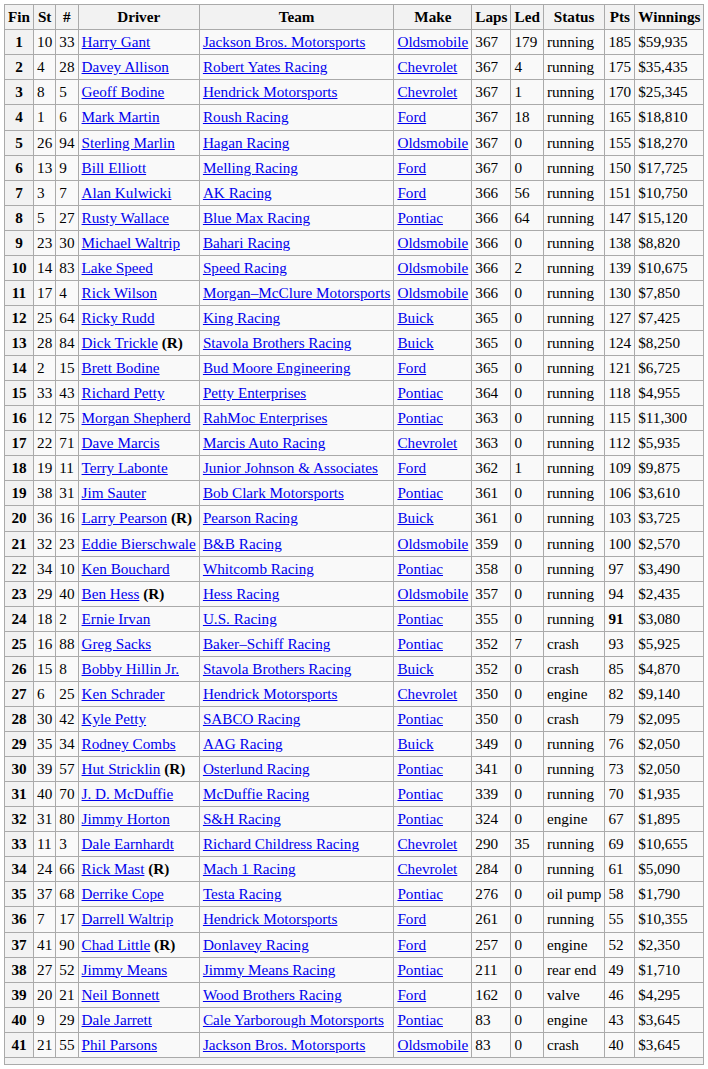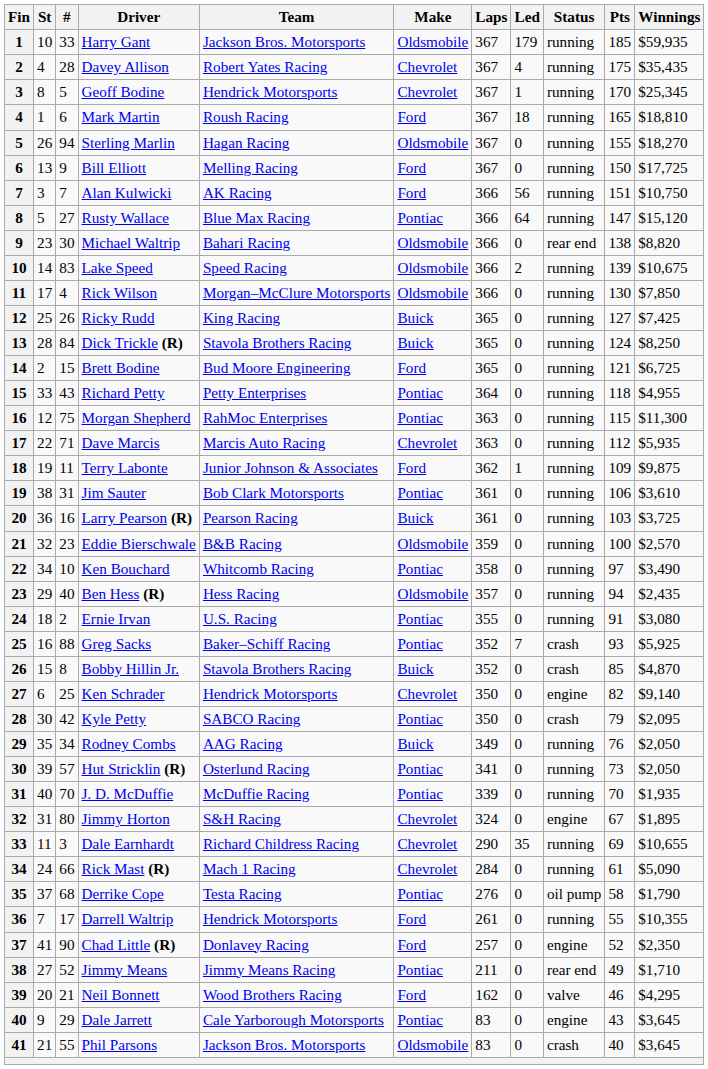(571, 242) running -> (572, 242) rear end
(67, 317) 64 -> (67, 317) 26
(616, 618) bold -> (616, 618) normal
(420, 819) Pontiac -> (427, 819) Chevrolet
